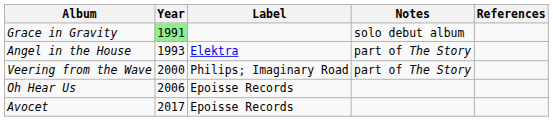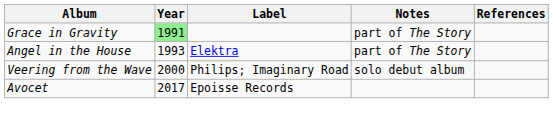(409, 32) solo debut album -> (413, 32) part of The Story
(413, 70) part of The Story -> (409, 70) solo debut album
- row: (42, 88)
